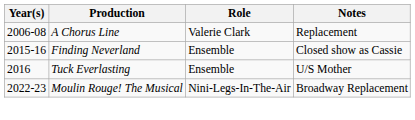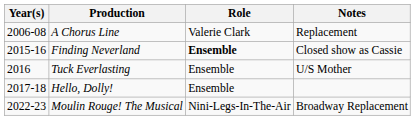(211, 50) normal -> (212, 50) bold
+ row: (82, 87)
